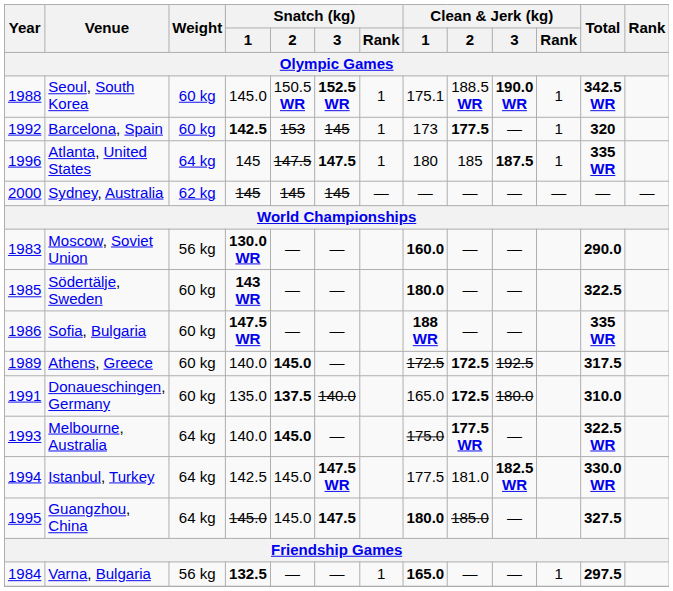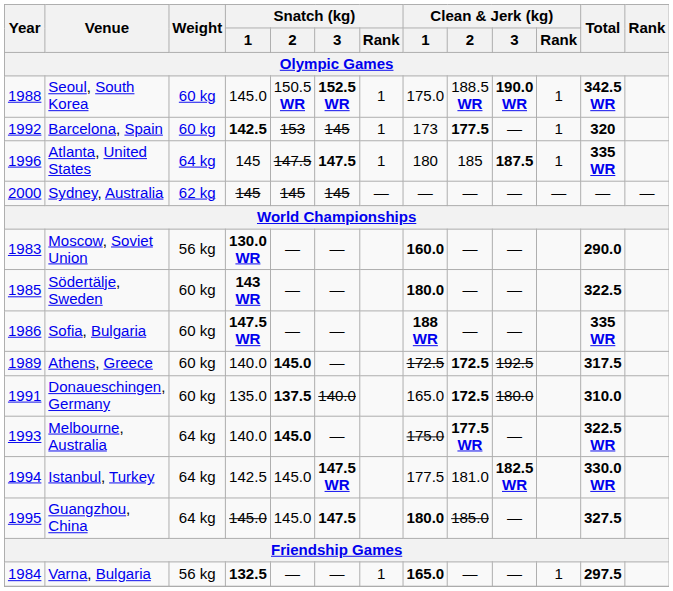(425, 96) 175.1 -> (425, 96) 175.0
